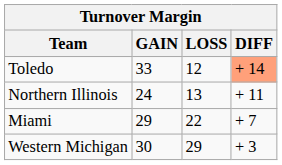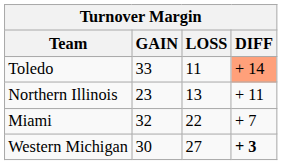(194, 69) 12 -> (193, 69) 11
(144, 95) 24 -> (144, 95) 23
(144, 120) 29 -> (144, 120) 32
(194, 146) 29 -> (194, 146) 27
(246, 146) normal -> (246, 146) bold
